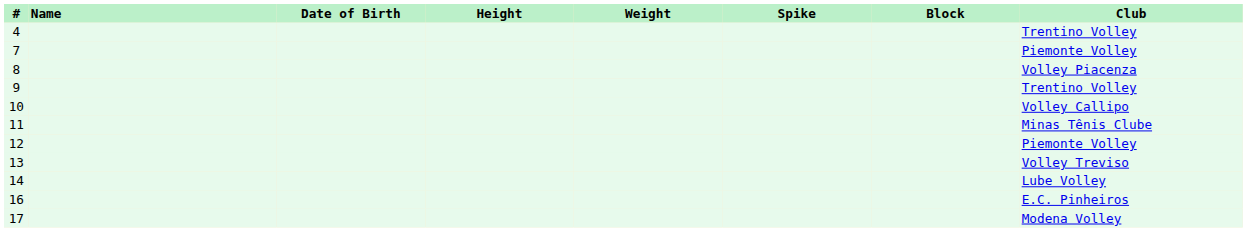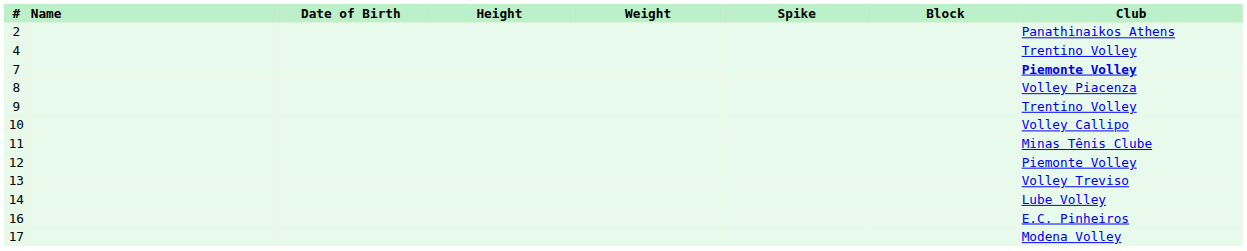+ row: (16, 32)
(1079, 51) normal -> (1079, 69) bold
